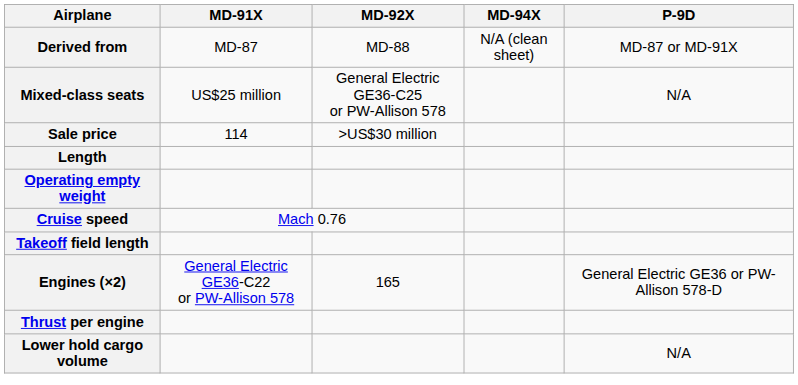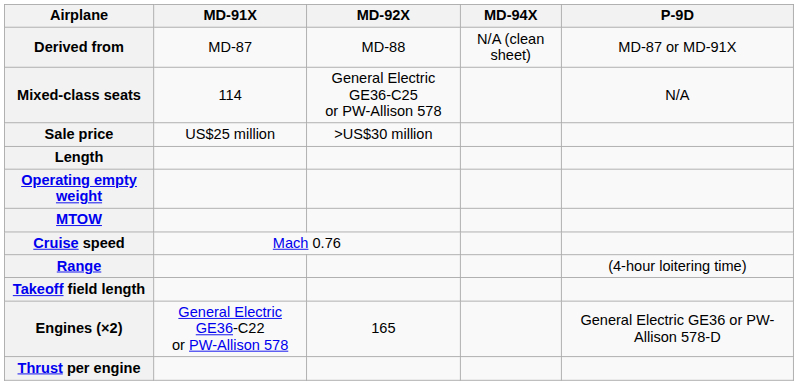(236, 94) US$25 million -> (230, 94) 114
(236, 134) 114 -> (230, 134) US$25 million
+ row: (79, 220)
+ row: (79, 266)
- row: (82, 353)
